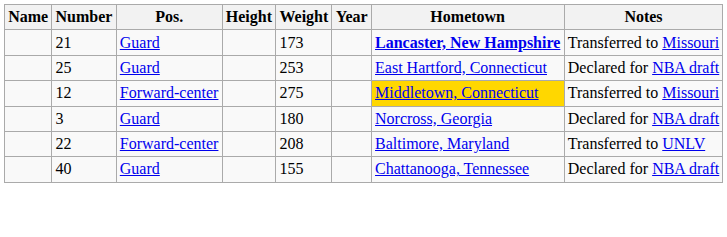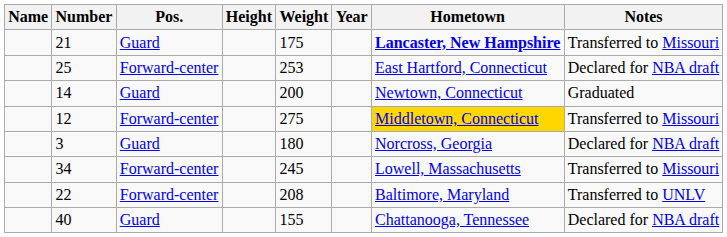(291, 42) 173 -> (291, 42) 175
(140, 67) Guard -> (169, 67) Forward-center
+ row: (64, 93)
+ row: (64, 169)
